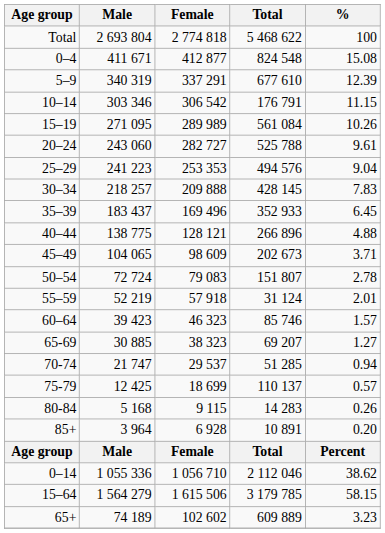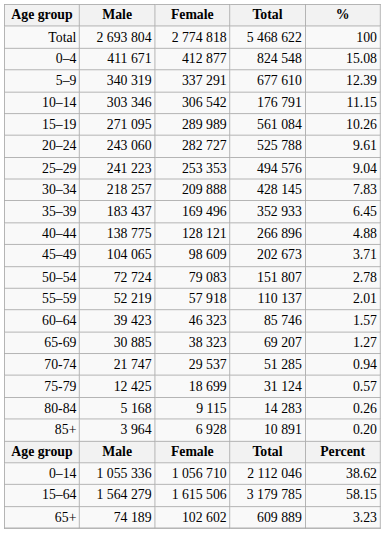(283, 299) 31 124 -> (280, 299) 110 137
(280, 386) 110 137 -> (283, 386) 31 124
